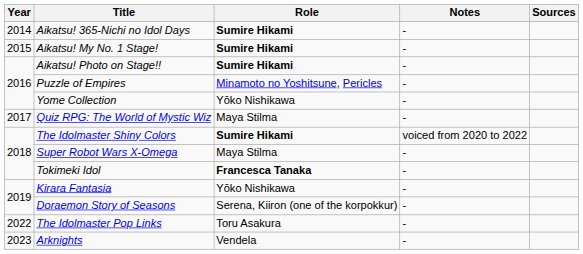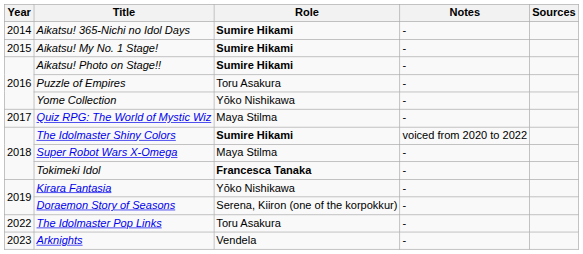(299, 83) Minamoto no Yoshitsune, Pericles -> (249, 83) Toru Asakura
